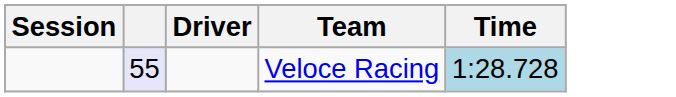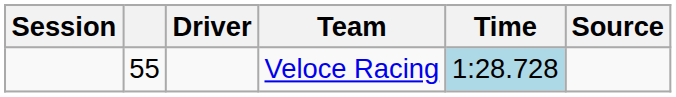+ column: (618, 26)
(144, 69) lavender background -> (144, 69) no background
